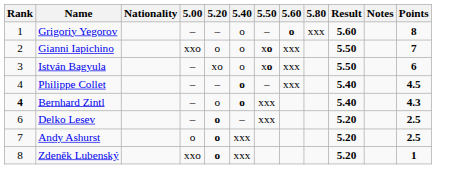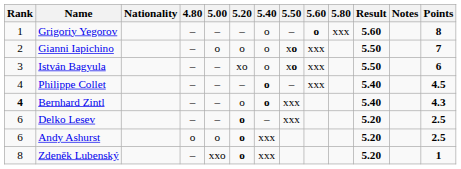+ column: (192, 13)
(192, 48) xxo -> (217, 48) o
(20, 137) 7 -> (20, 137) 6
